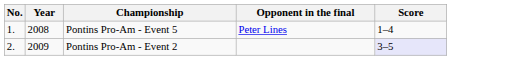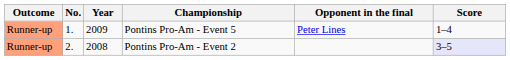+ column: (34, 13)
(38, 30) 2008 -> (97, 30) 2009
(38, 47) 2009 -> (97, 47) 2008
